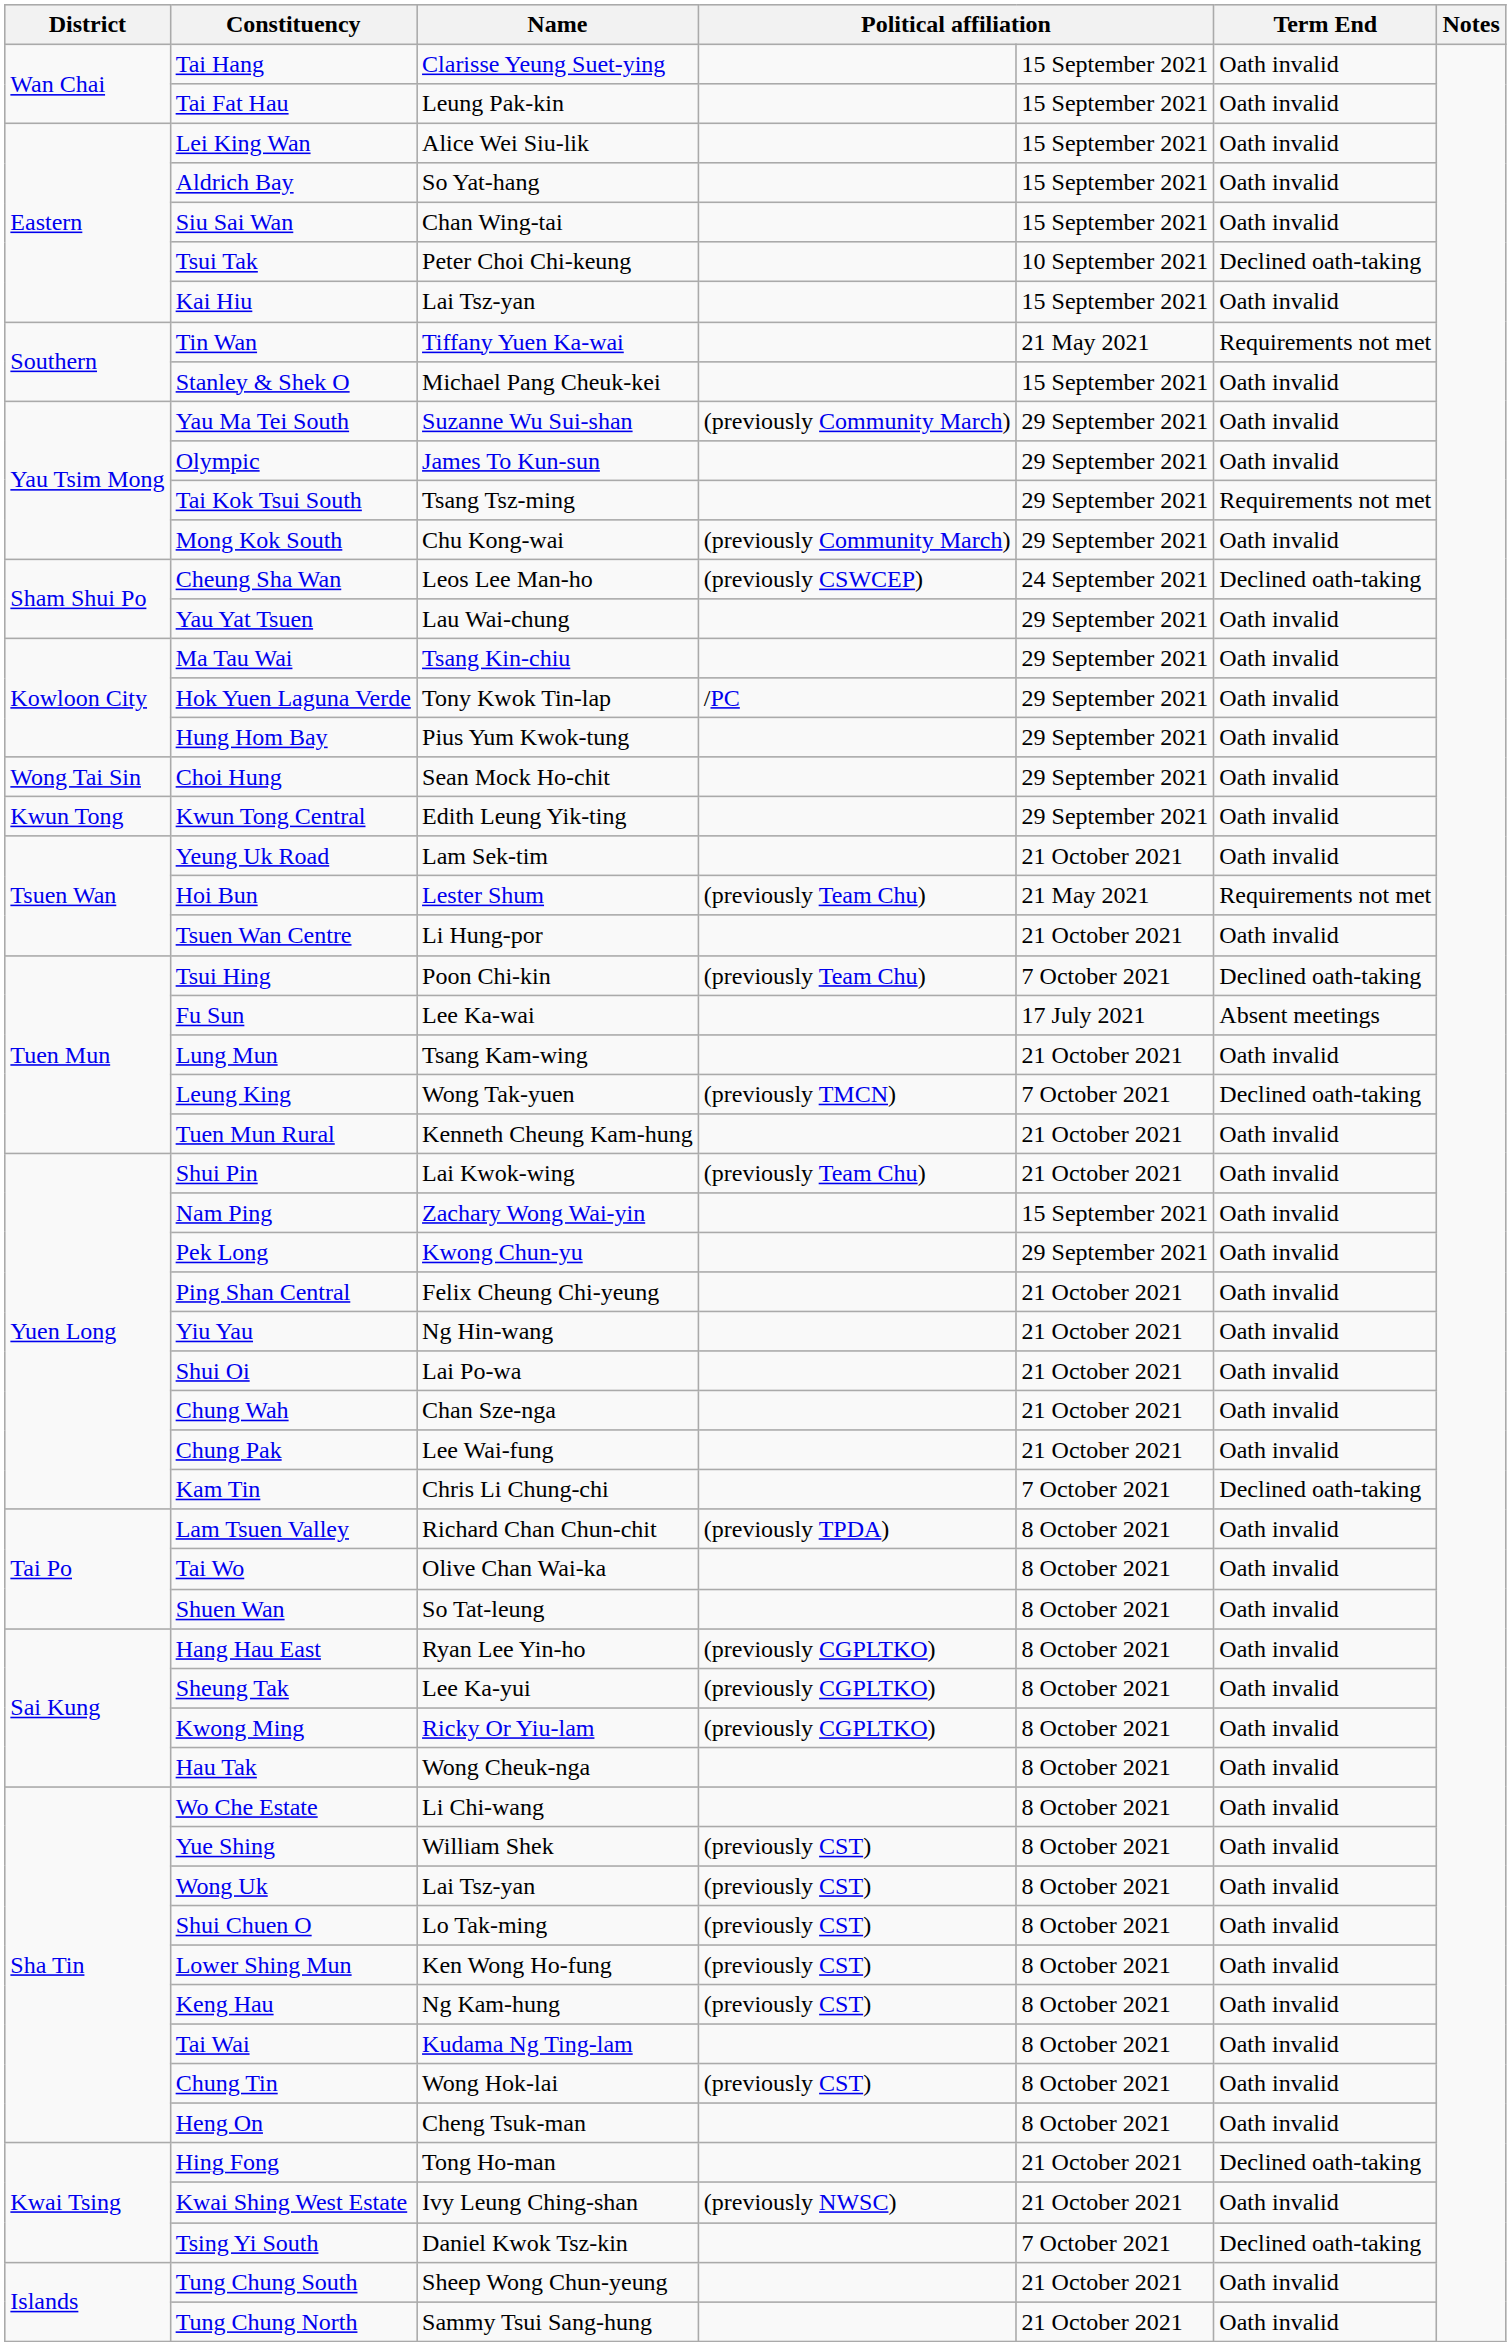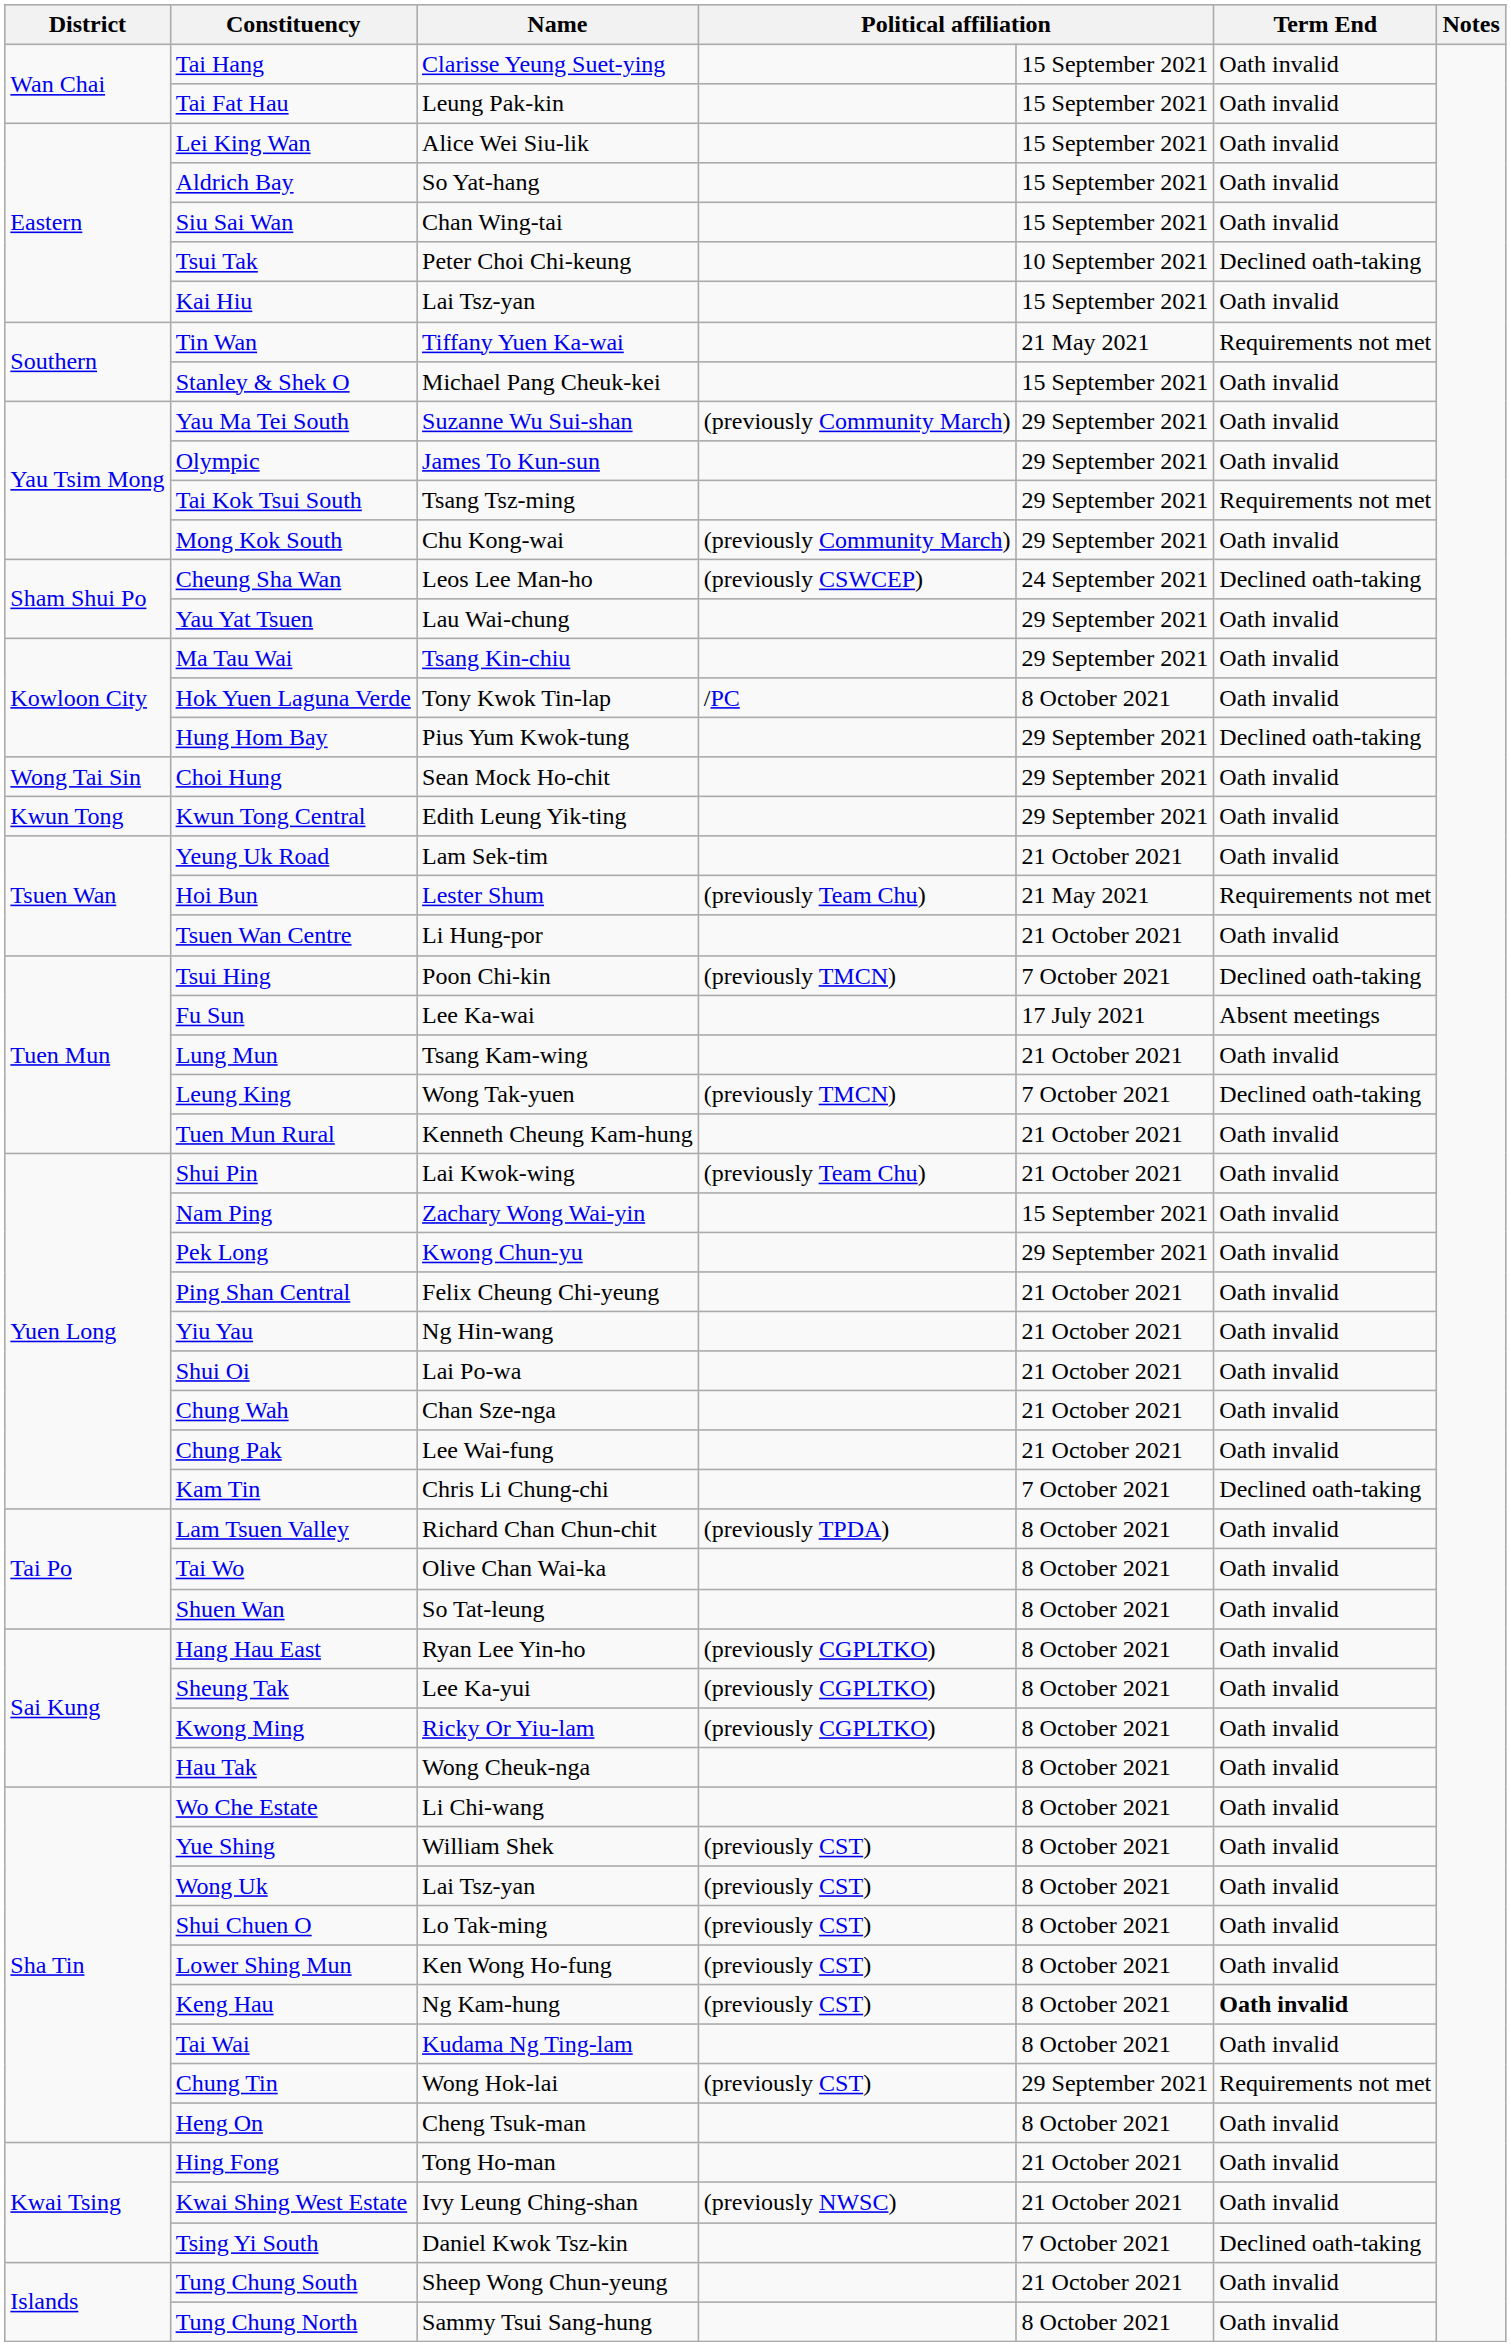(1115, 697) 29 September 2021 -> (1096, 697) 8 October 2021
(1279, 737) Oath invalid -> (1320, 737) Declined oath-taking
(815, 974) (previously Team Chu) -> (800, 974) (previously TMCN)
(1279, 2004) normal -> (1284, 2004) bold
(1096, 2083) 8 October 2021 -> (1115, 2083) 29 September 2021
(1279, 2083) Oath invalid -> (1325, 2083) Requirements not met
(1320, 2162) Declined oath-taking -> (1279, 2162) Oath invalid
(1102, 2321) 21 October 2021 -> (1096, 2321) 8 October 2021
